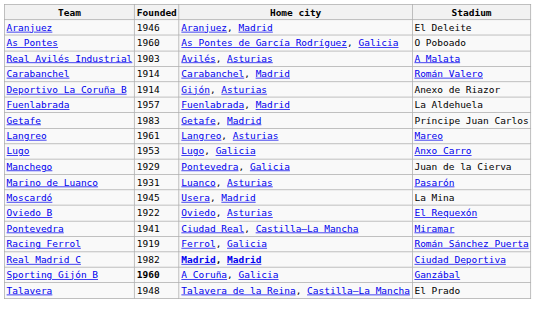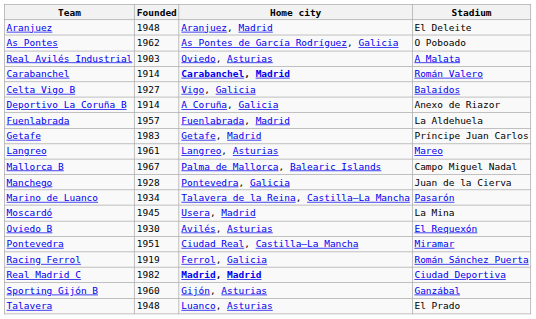(148, 28) 1946 -> (148, 28) 1948
(148, 43) 1960 -> (148, 43) 1962
(227, 58) Avilés, Asturias -> (227, 58) Oviedo, Asturias
(236, 74) normal -> (236, 74) bold
+ row: (41, 89)
(224, 89) Gijón, Asturias -> (230, 105) A Coruña, Galicia
- row: (18, 151)
+ row: (35, 167)
(148, 167) 1929 -> (148, 182) 1928
(148, 182) 1931 -> (148, 198) 1934
(227, 182) Luanco, Asturias -> (296, 198) Talavera de la Reina, Castilla–La Mancha
(148, 213) 1922 -> (148, 229) 1930
(227, 213) Oviedo, Asturias -> (227, 229) Avilés, Asturias
(148, 229) 1941 -> (148, 244) 1951
(148, 275) bold -> (148, 291) normal
(230, 275) A Coruña, Galicia -> (224, 291) Gijón, Asturias
(296, 291) Talavera de la Reina, Castilla–La Mancha -> (227, 306) Luanco, Asturias
